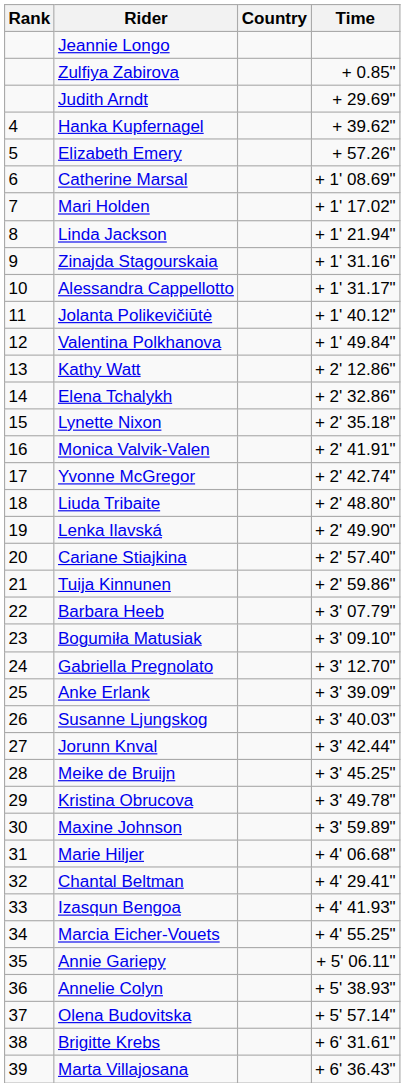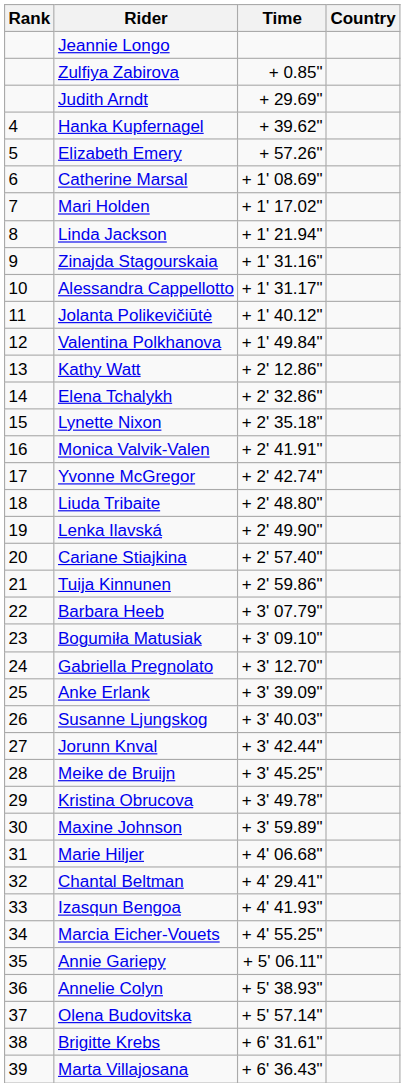columns swapped: (274, 18) <-> (355, 18)
